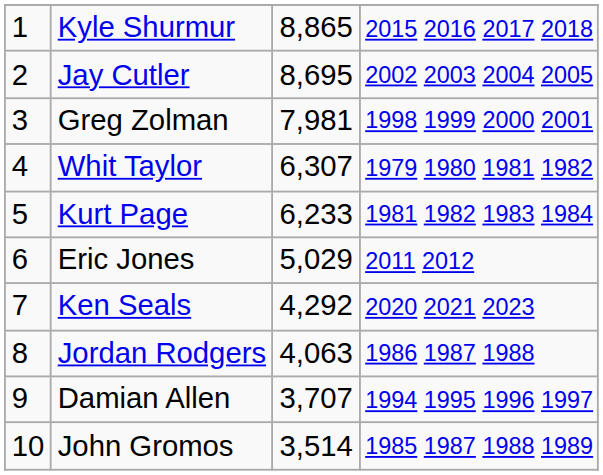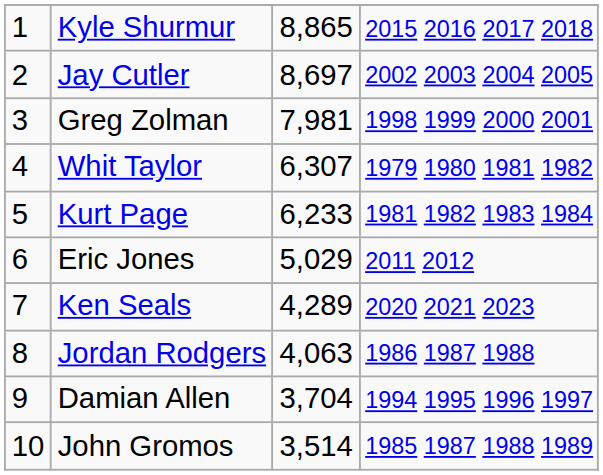(316, 74) 8,695 -> (316, 74) 8,697
(316, 306) 4,292 -> (316, 306) 4,289
(316, 399) 3,707 -> (316, 399) 3,704
